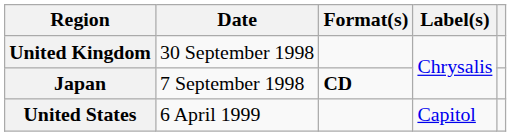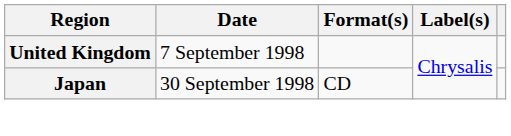(237, 51) 30 September 1998 -> (232, 51) 7 September 1998
(232, 83) 7 September 1998 -> (237, 83) 30 September 1998
(338, 83) bold -> (337, 83) normal
- row: (80, 114)
